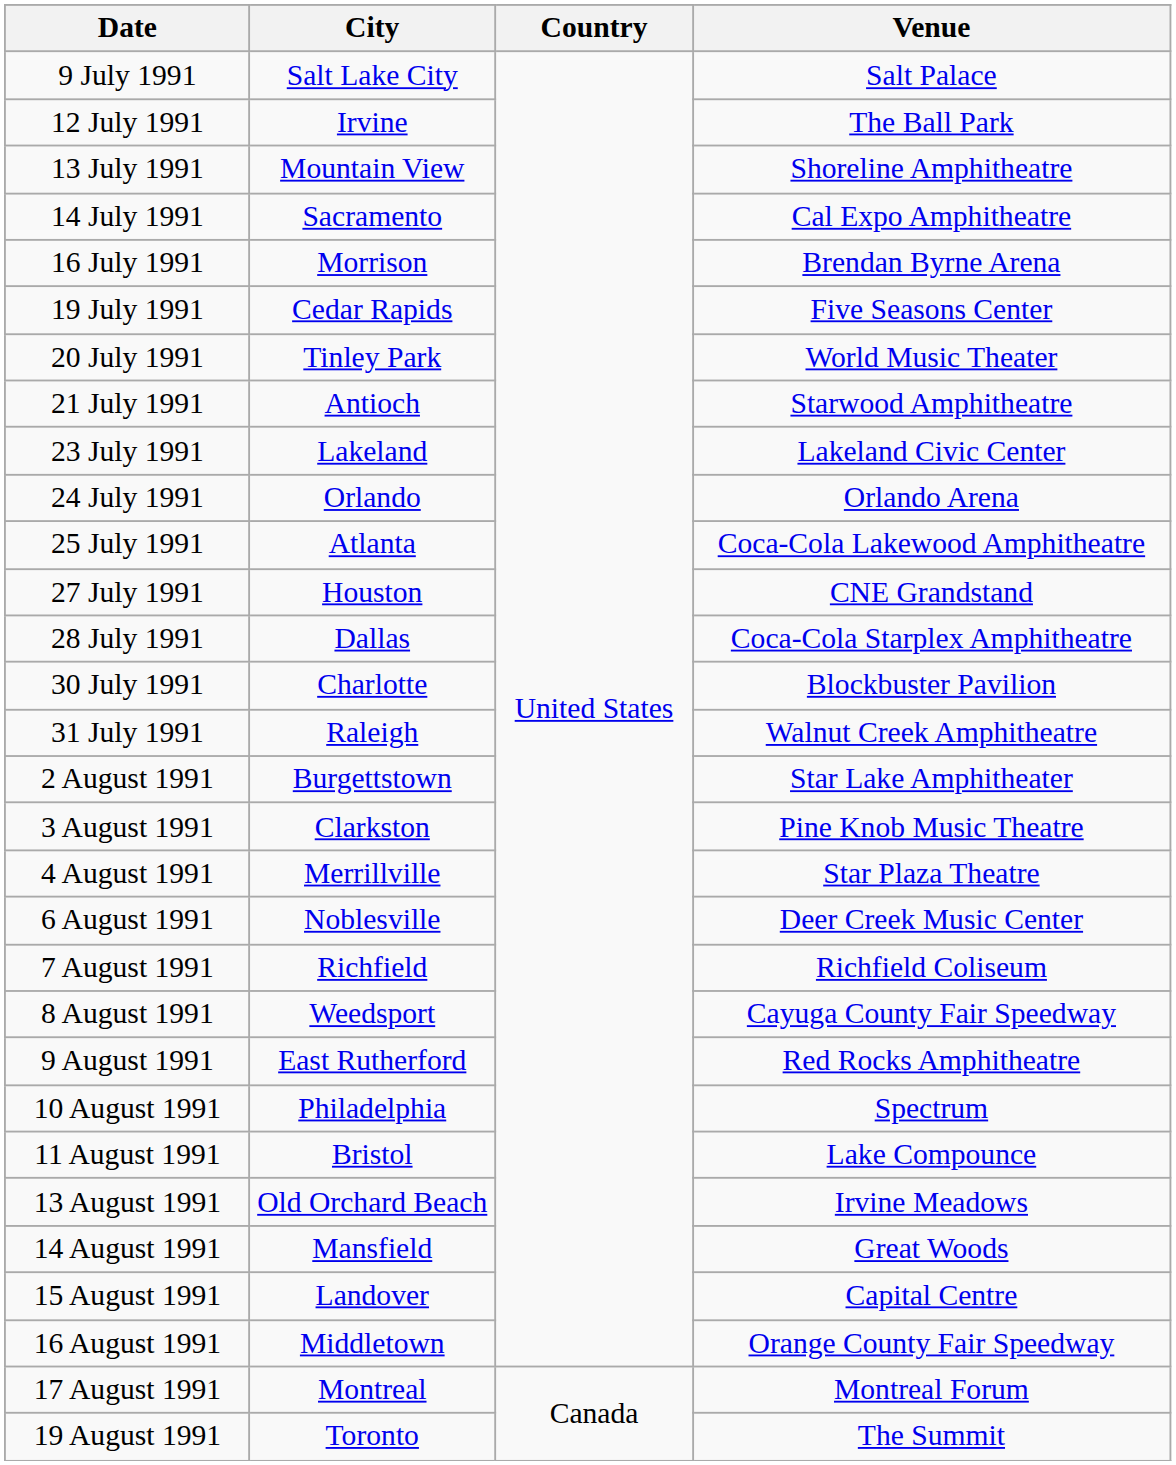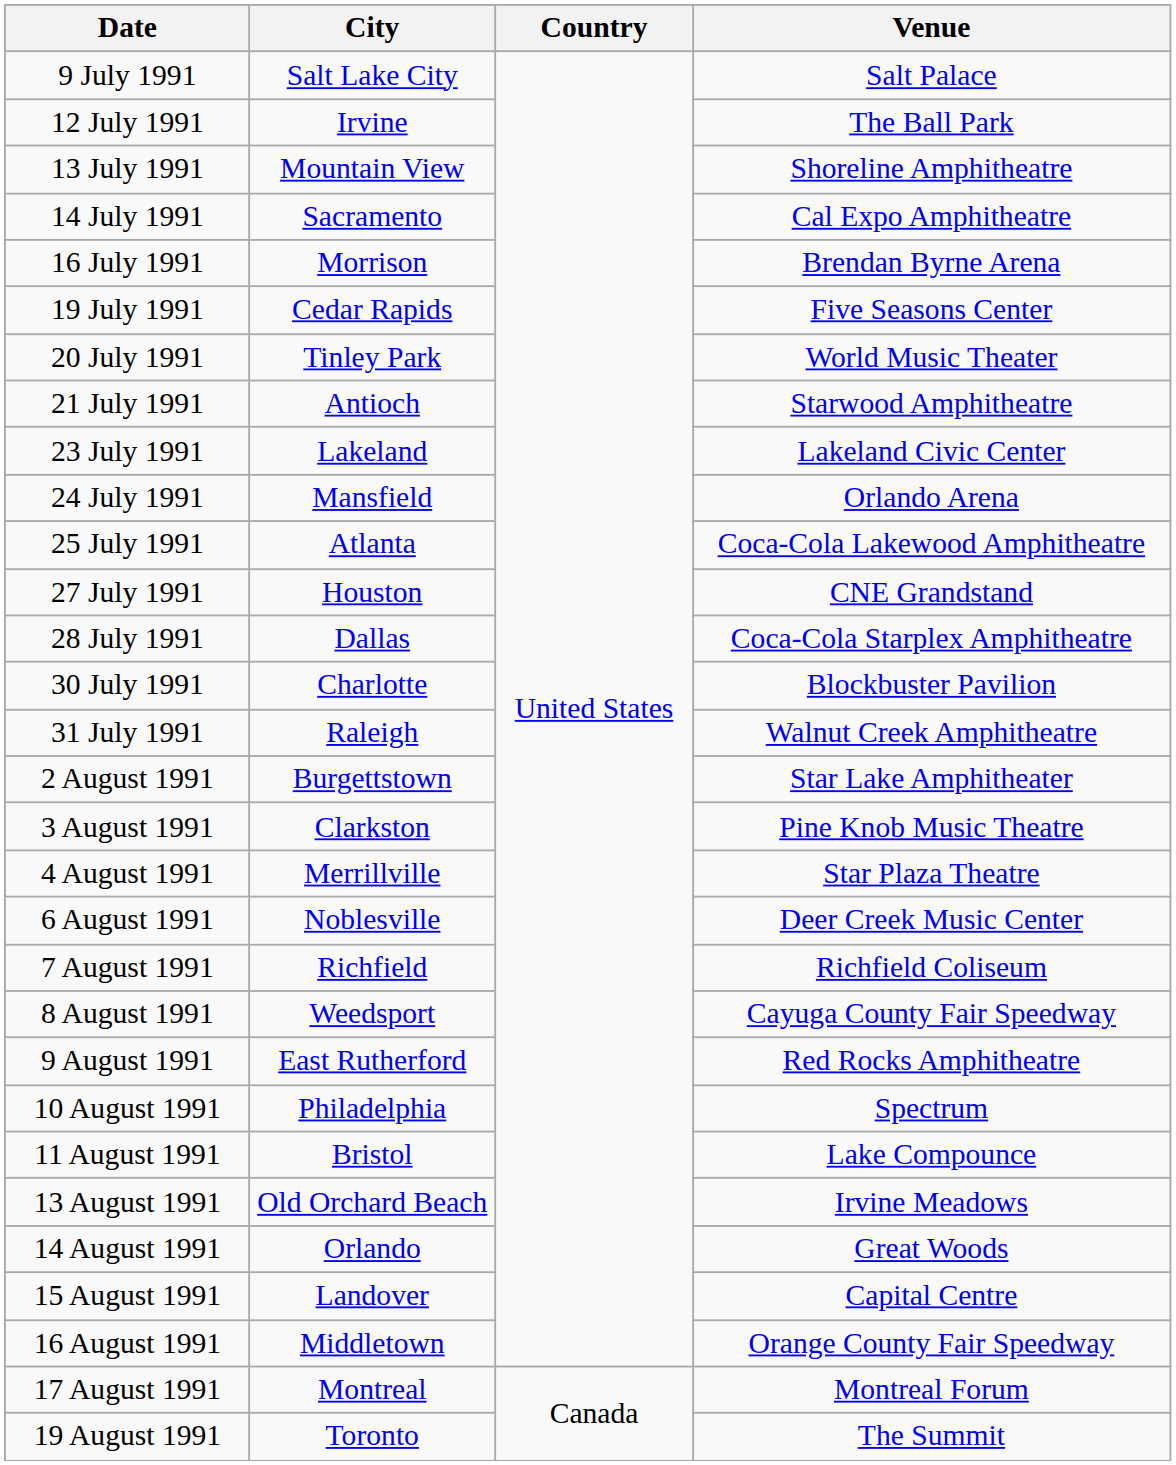(372, 497) Orlando -> (372, 497) Mansfield
(372, 1248) Mansfield -> (372, 1248) Orlando
